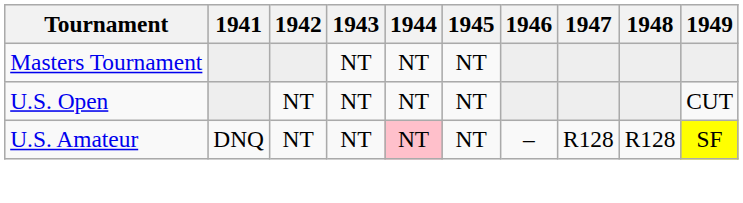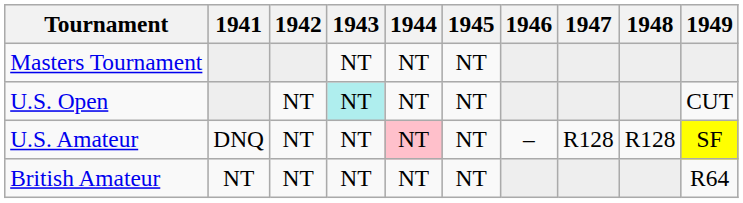(356, 101) no background -> (356, 101) paleturquoise background
+ row: (85, 178)
